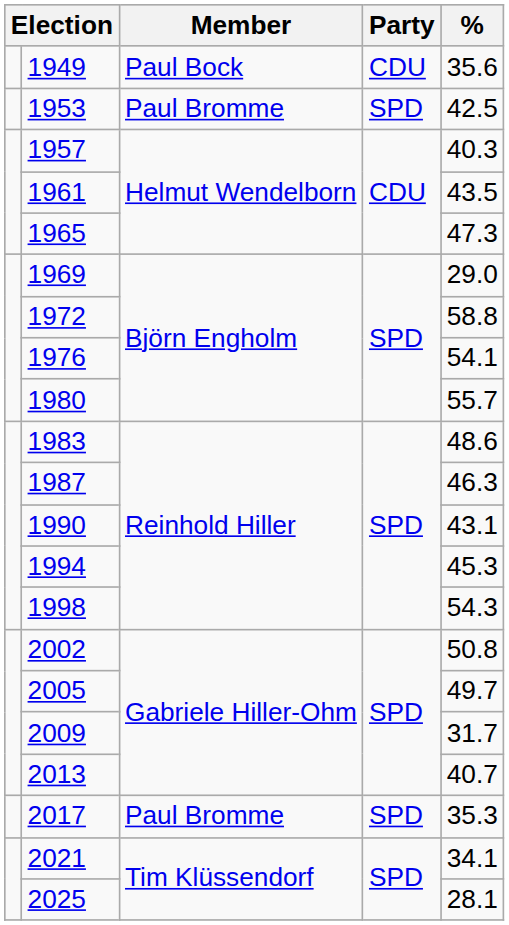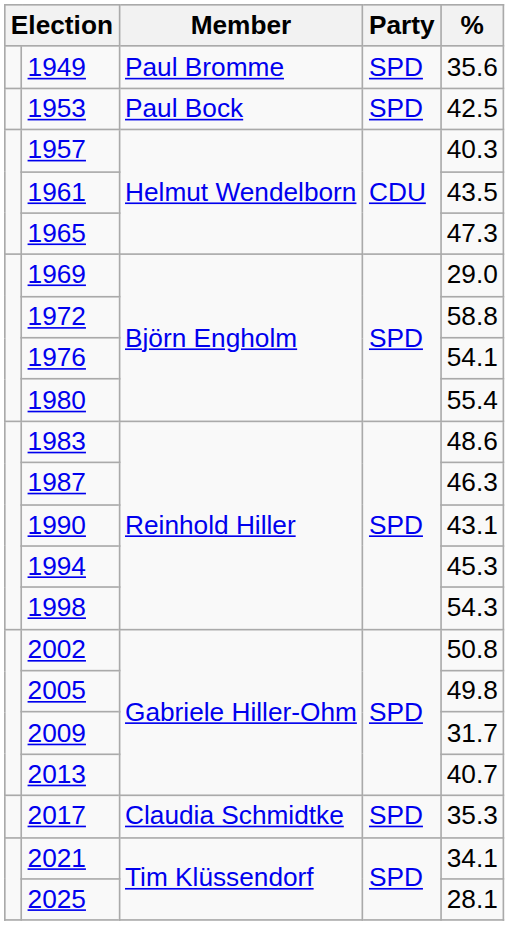(184, 66) Paul Bock -> (205, 66) Paul Bromme
(397, 66) CDU -> (396, 66) SPD
(205, 108) Paul Bromme -> (184, 108) Paul Bock
(472, 399) 55.7 -> (472, 399) 55.4
(472, 691) 49.7 -> (472, 691) 49.8
(205, 815) Paul Bromme -> (234, 815) Claudia Schmidtke
